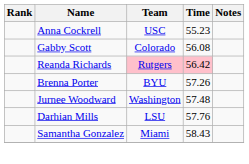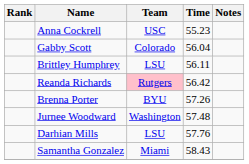(198, 47) 56.08 -> (198, 47) 56.04
+ row: (79, 64)
(198, 64) pink background -> (198, 82) no background
